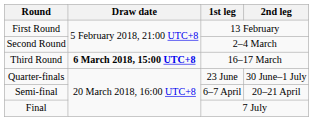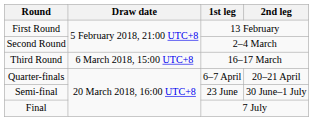(134, 60) bold -> (134, 60) normal
(222, 76) 23 June -> (222, 76) 6–7 April
(276, 76) 30 June–1 July -> (276, 76) 20–21 April
(222, 92) 6–7 April -> (222, 92) 23 June
(276, 92) 20–21 April -> (276, 92) 30 June–1 July
